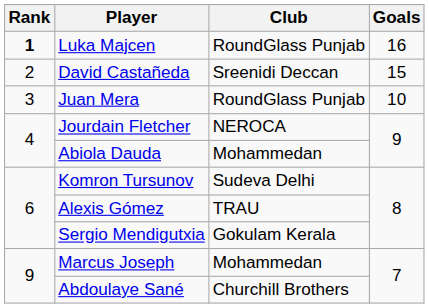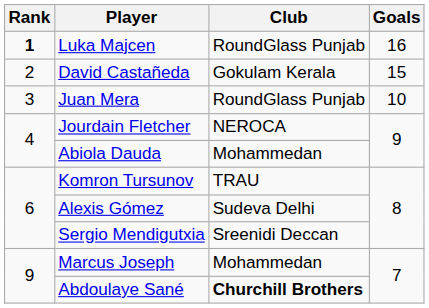(275, 72) Sreenidi Deccan -> (274, 72) Gokulam Kerala
(264, 180) Sudeva Delhi -> (236, 180) TRAU
(236, 208) TRAU -> (264, 208) Sudeva Delhi
(274, 235) Gokulam Kerala -> (275, 235) Sreenidi Deccan
(281, 289) normal -> (288, 289) bold
